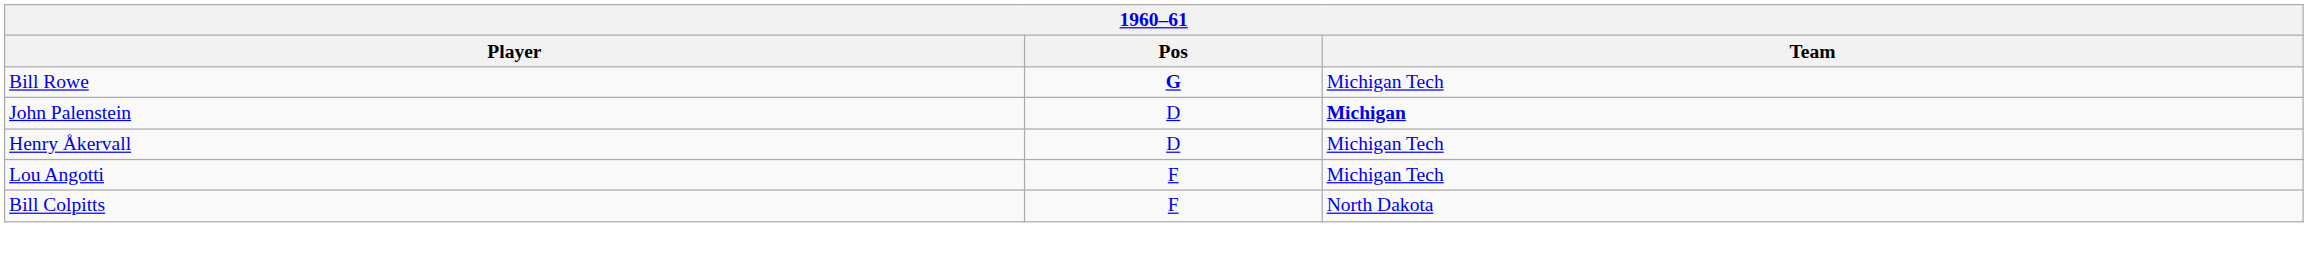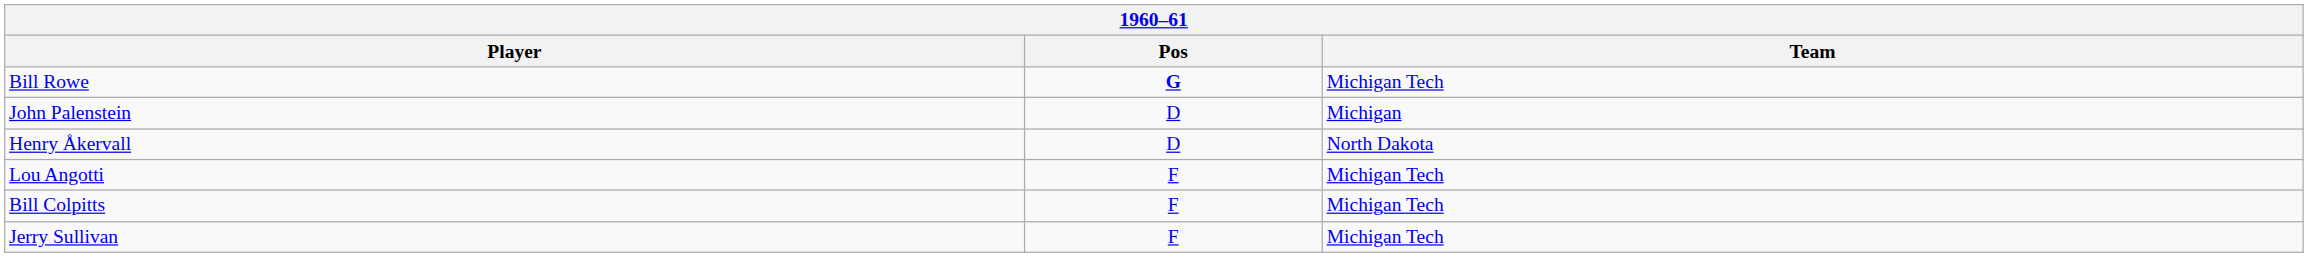(1366, 112) bold -> (1364, 112) normal
(1385, 143) Michigan Tech -> (1380, 143) North Dakota
(1380, 205) North Dakota -> (1385, 205) Michigan Tech
+ row: (64, 236)
